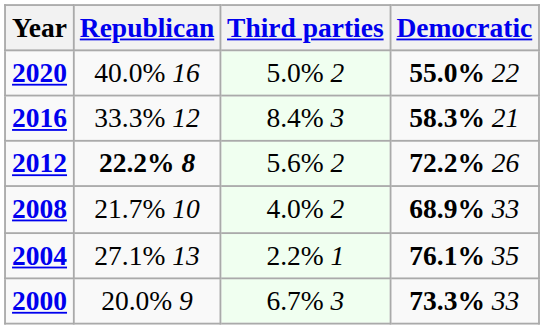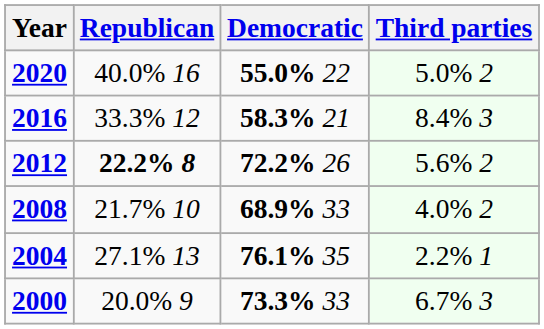columns swapped: (464, 27) <-> (305, 27)
